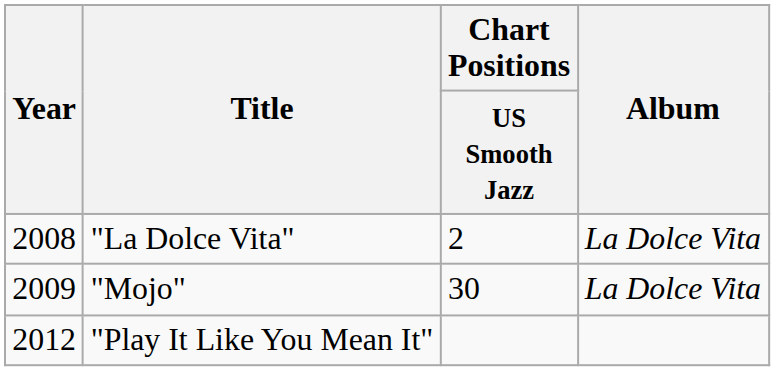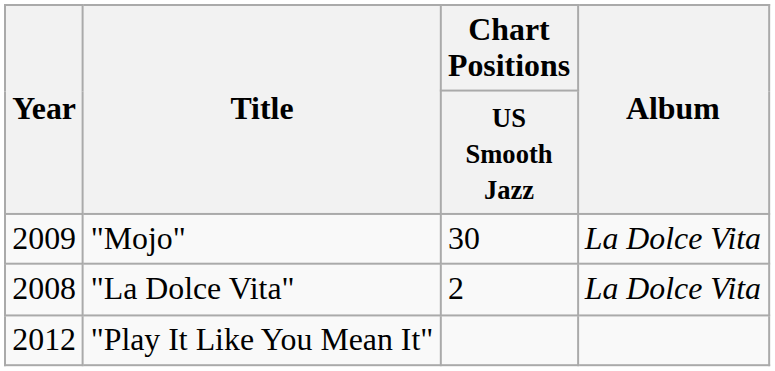rows swapped: (193, 238) <-> (138, 288)
